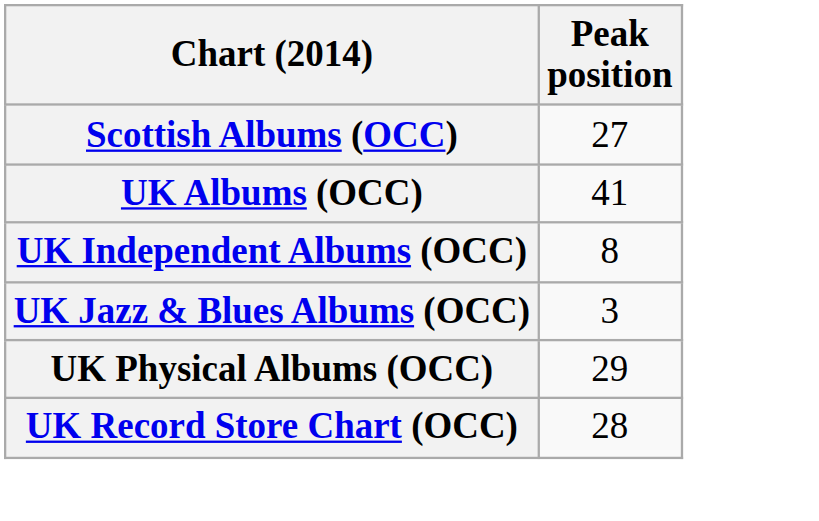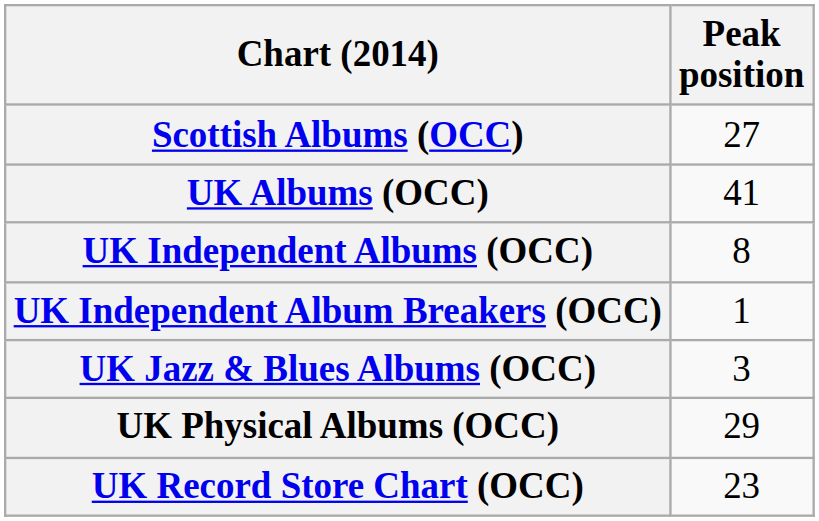+ row: (338, 309)
(610, 427) 28 -> (742, 485) 23
